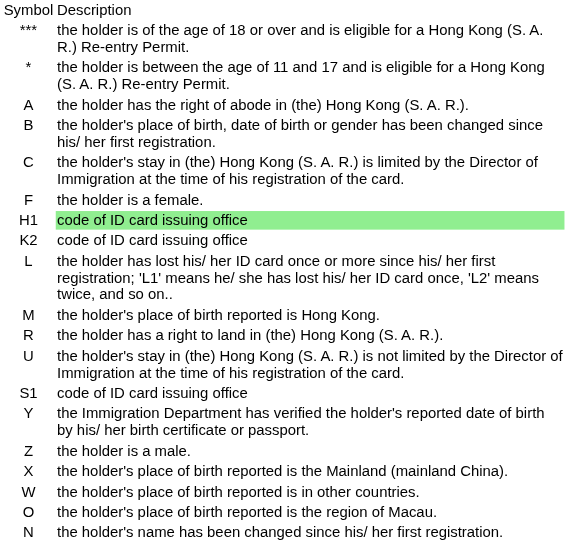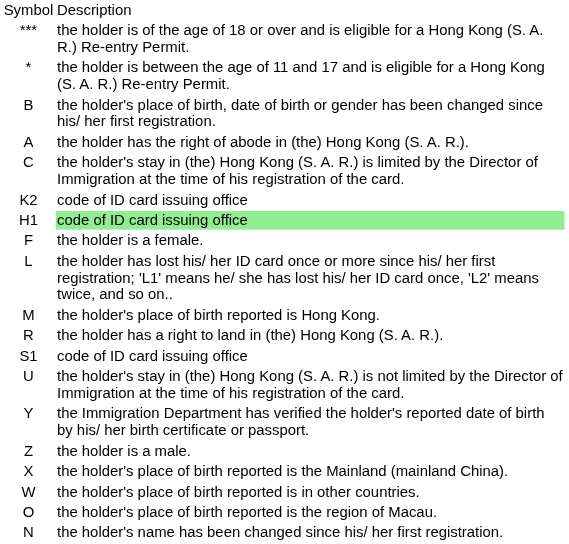rows swapped: (28, 105) <-> (28, 125)
rows swapped: (28, 199) <-> (28, 240)
rows swapped: (28, 393) <-> (28, 356)
